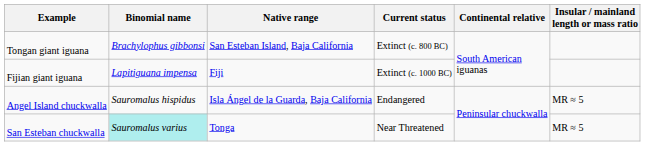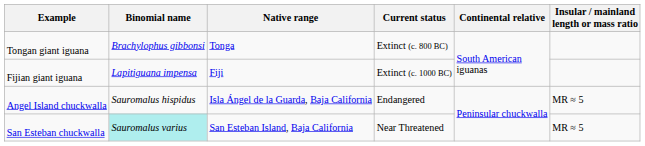(281, 45) San Esteban Island, Baja California -> (222, 45) Tonga
(222, 127) Tonga -> (281, 127) San Esteban Island, Baja California
